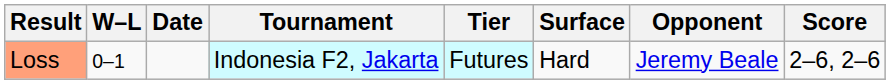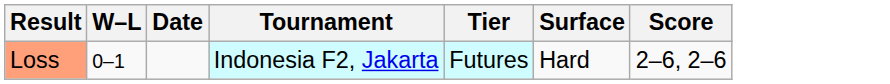- column: (707, 23)
